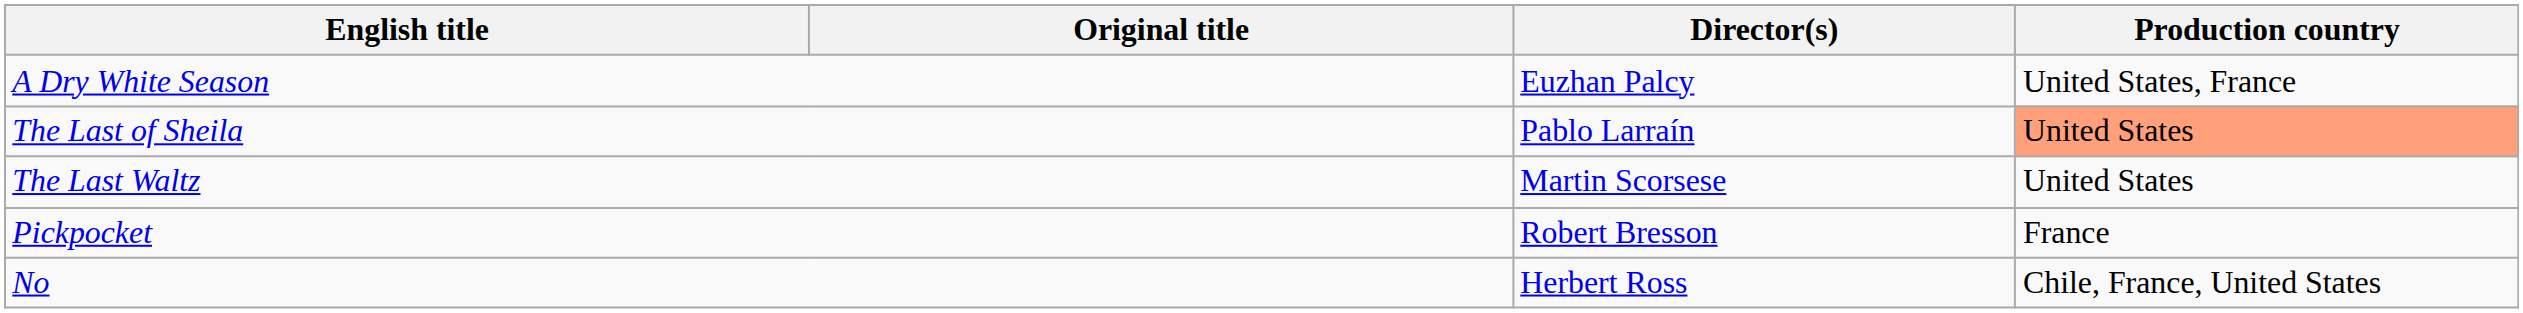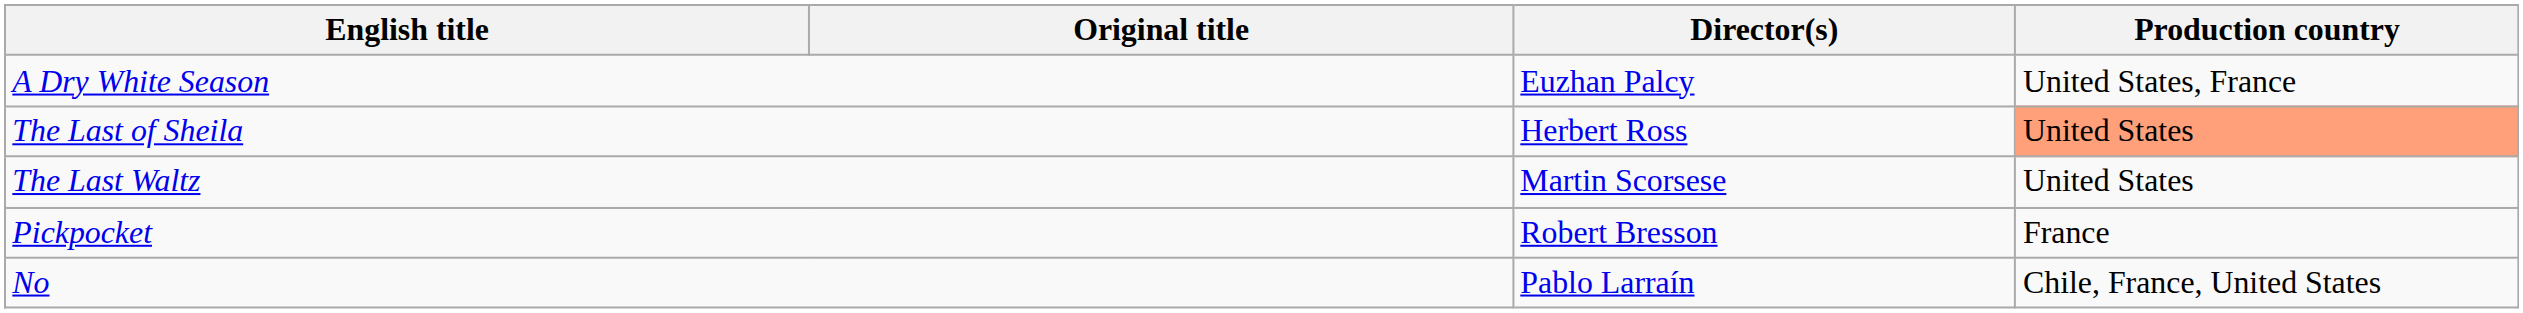(1607, 130) Pablo Larraín -> (1604, 130) Herbert Ross
(1604, 282) Herbert Ross -> (1607, 282) Pablo Larraín
